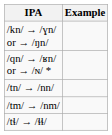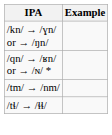- row: (30, 88)
